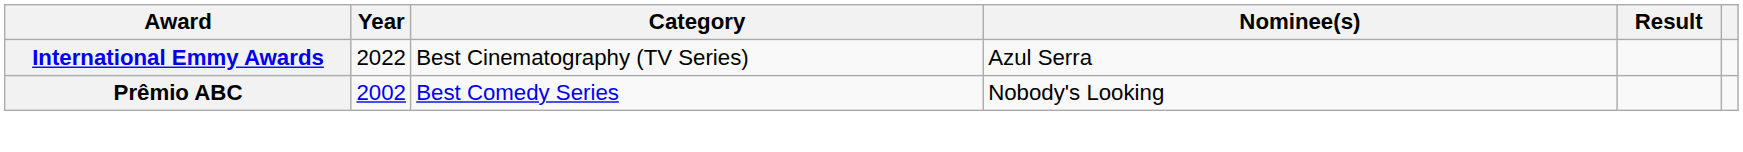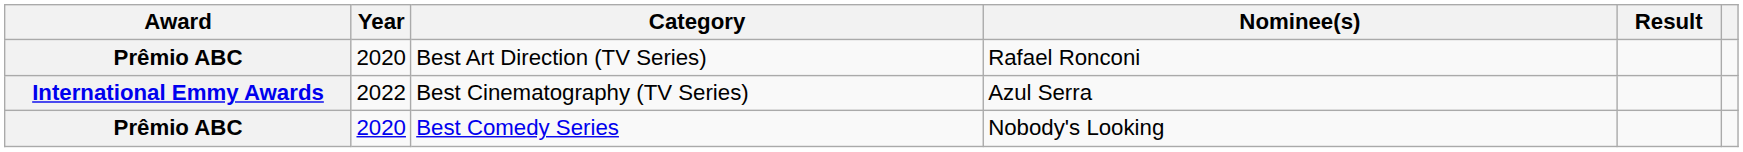+ row: (561, 57)
(381, 92) 2002 -> (381, 127) 2020
